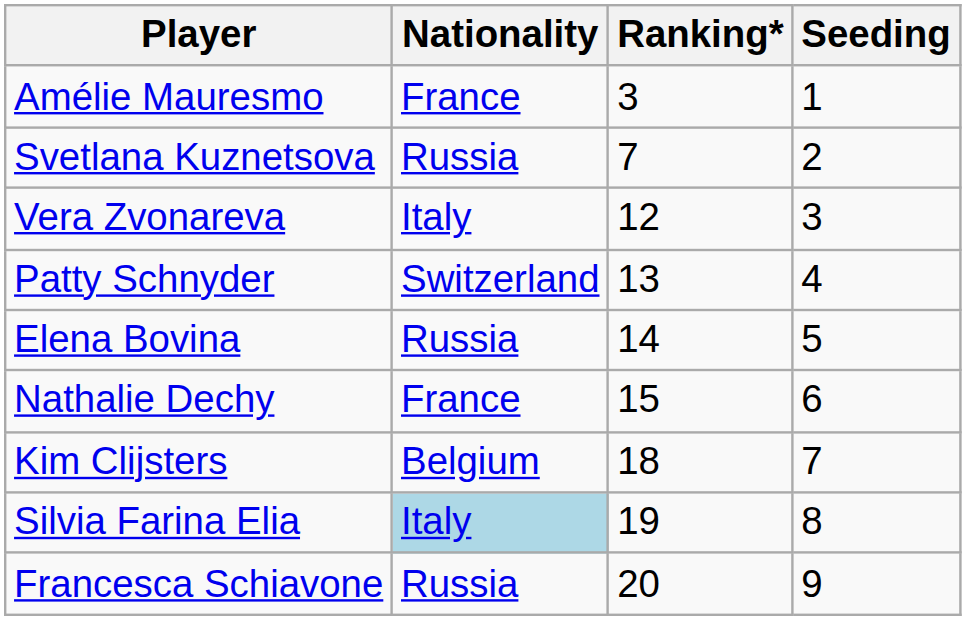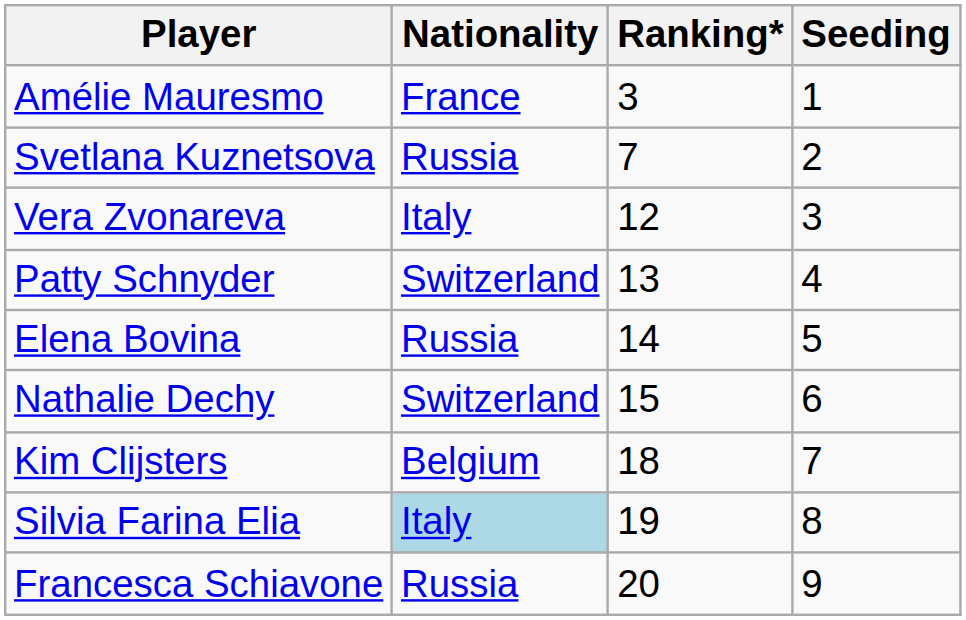(461, 400) France -> (500, 400) Switzerland
